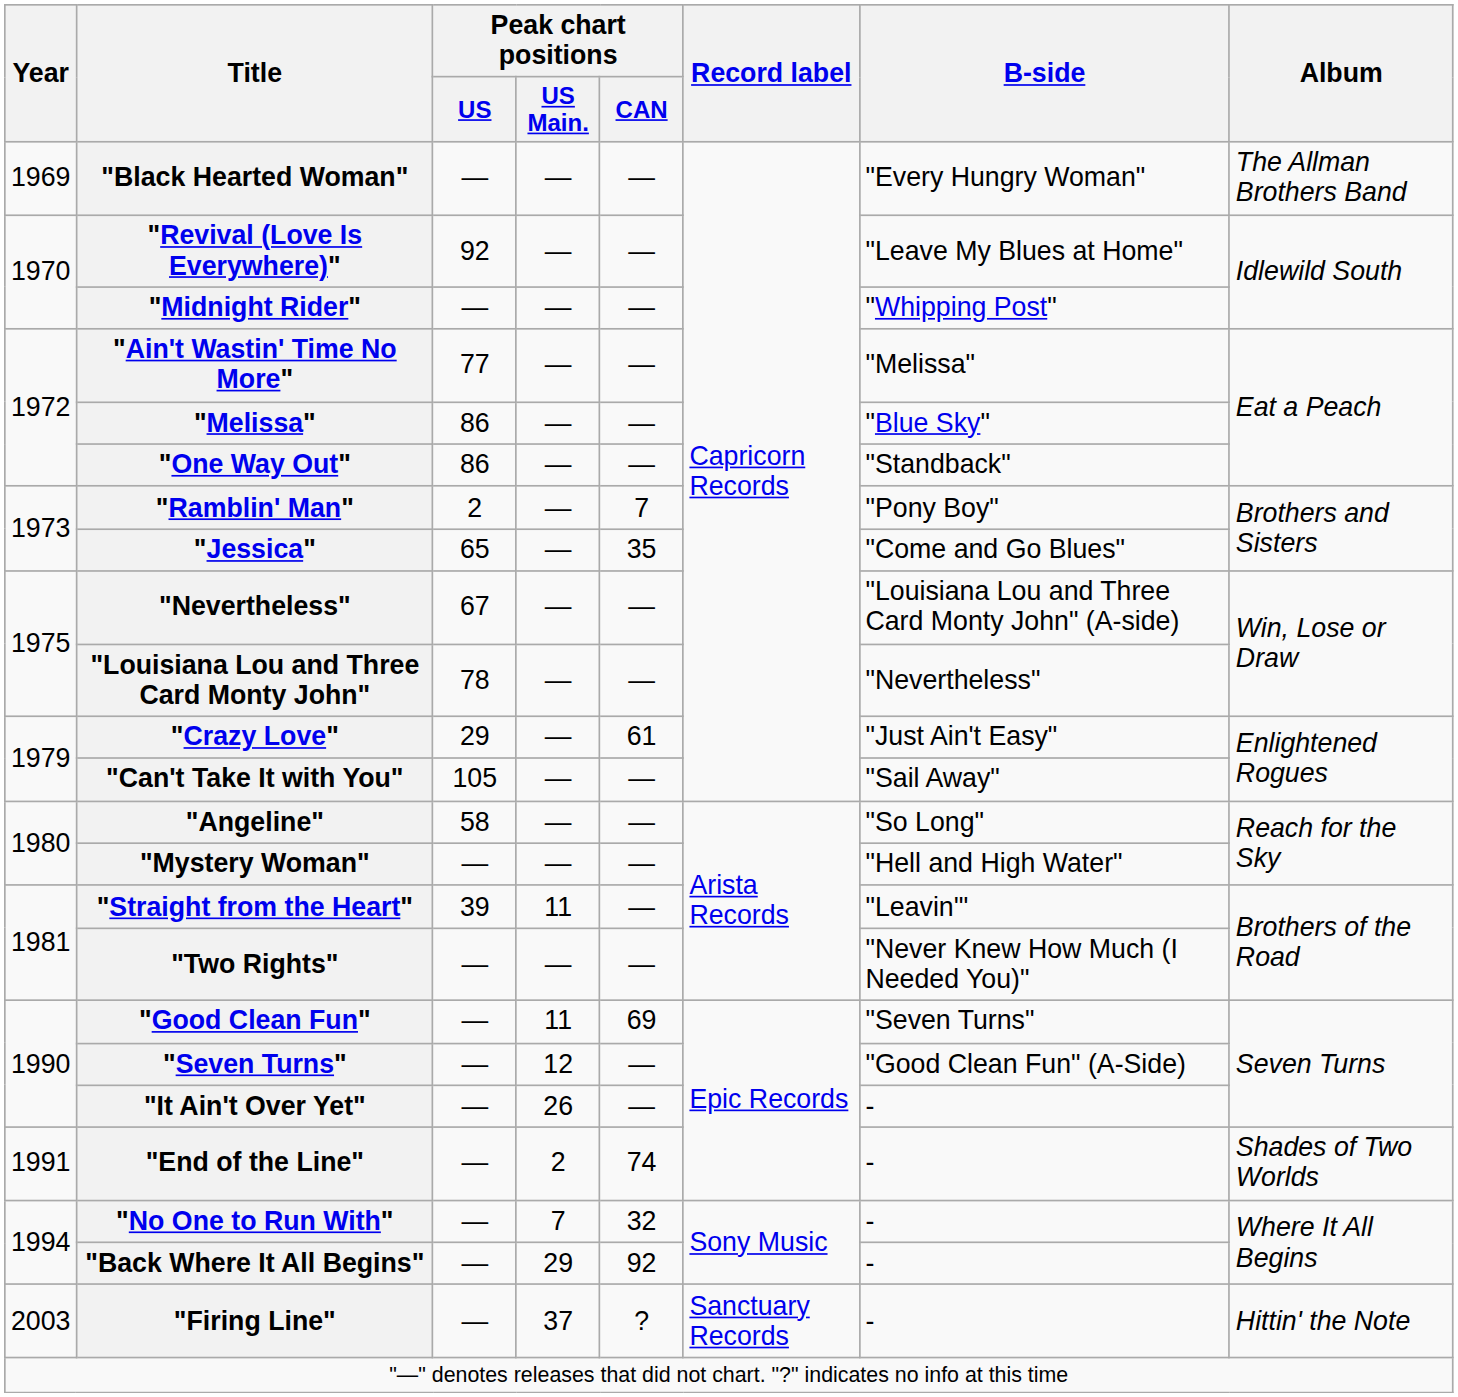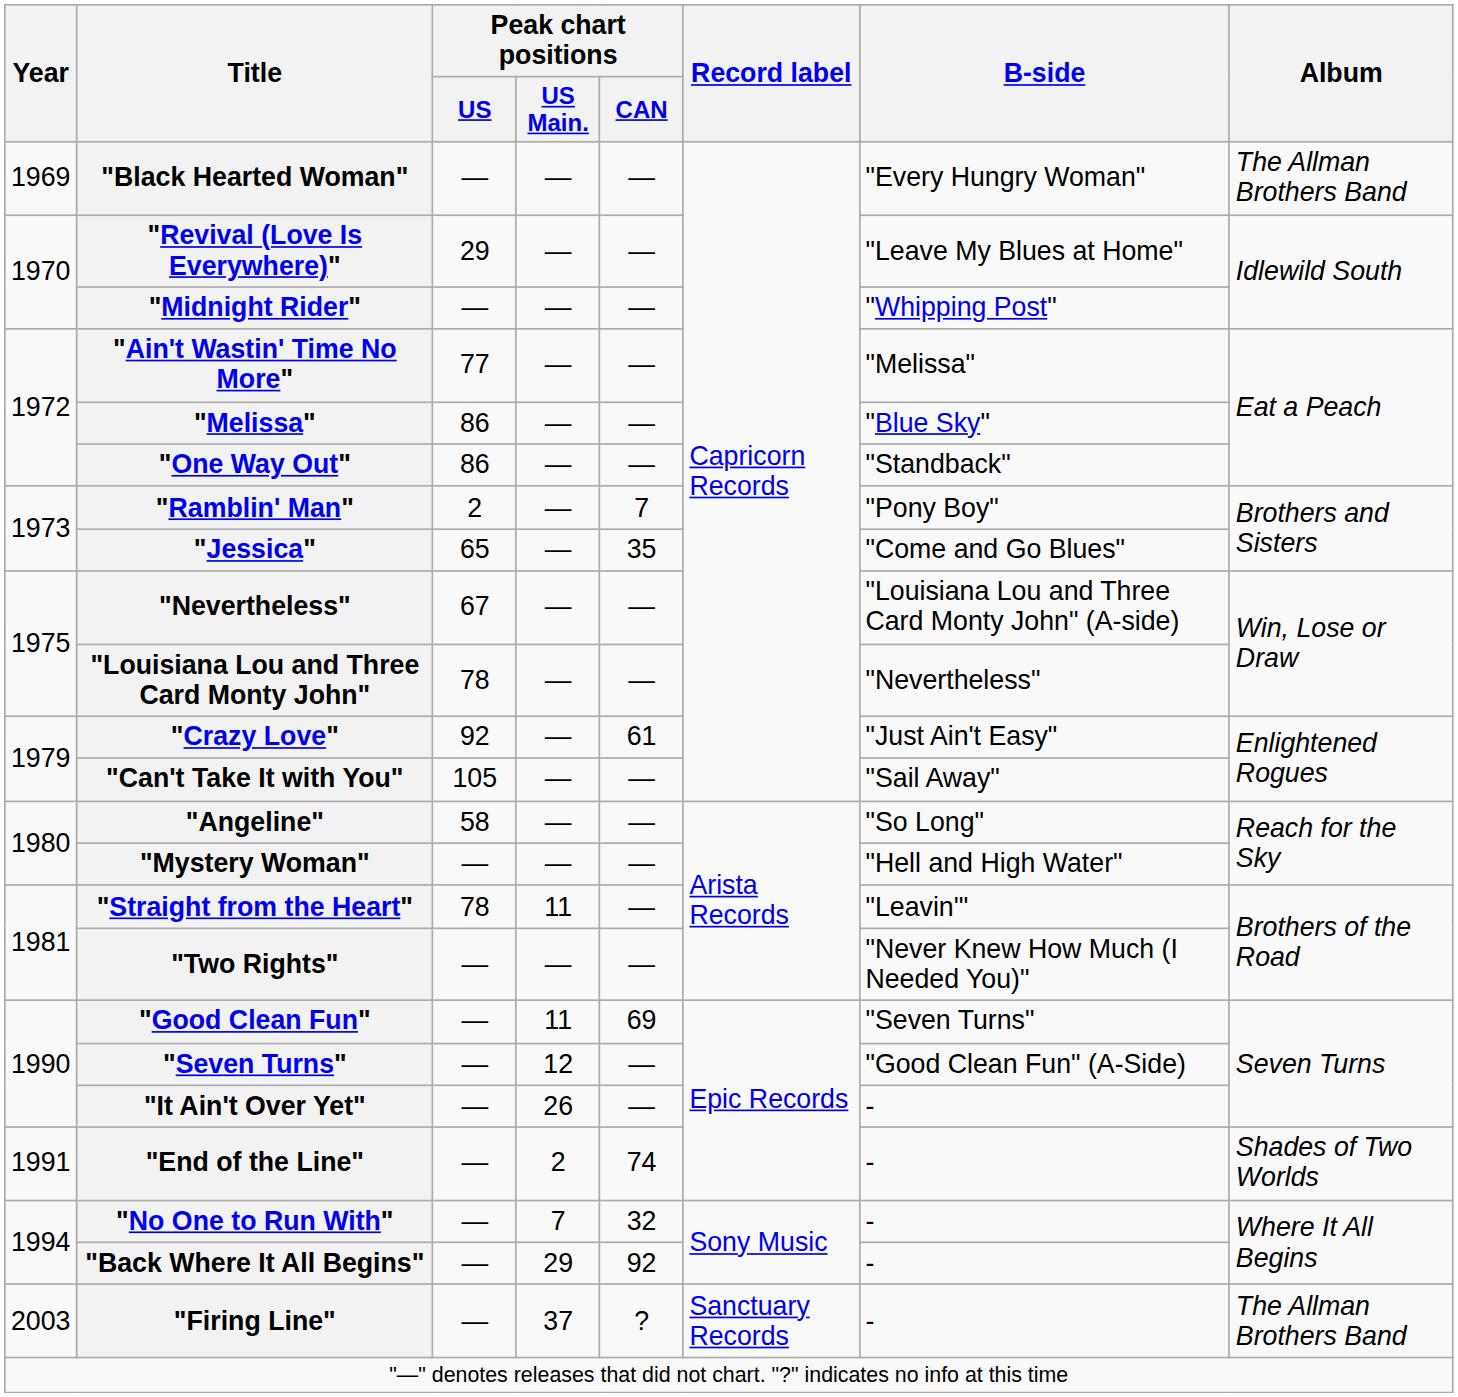(475, 250) 92 -> (475, 250) 29
(475, 736) 29 -> (475, 736) 92
(475, 906) 39 -> (475, 906) 78
(1323, 1320) Hittin' the Note -> (1321, 1320) The Allman Brothers Band
